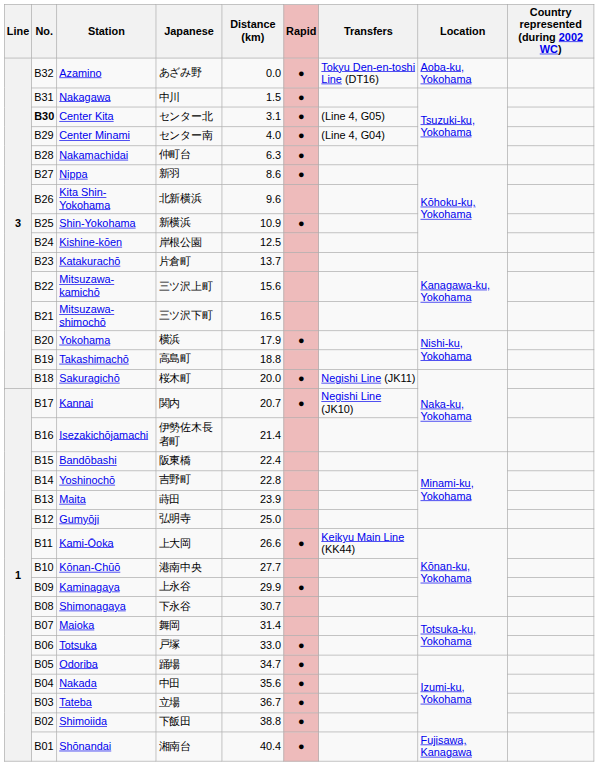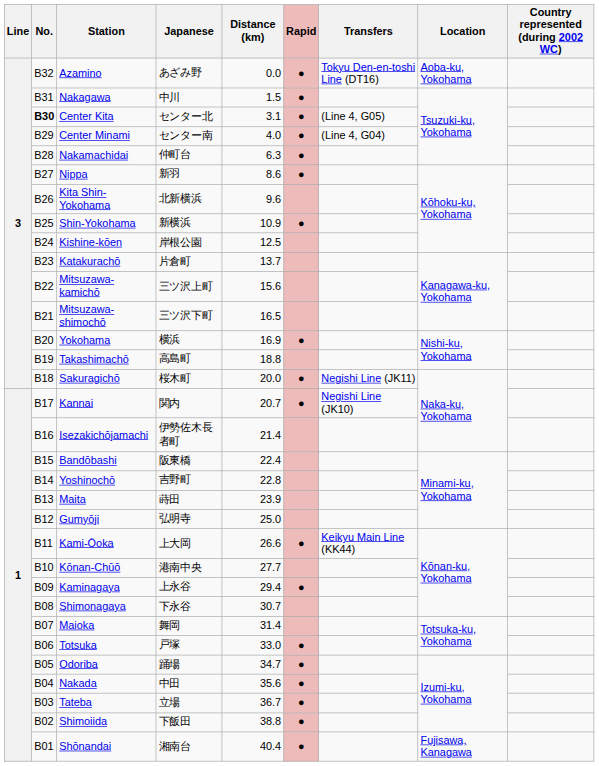(270, 340) 17.9 -> (270, 340) 16.9
(270, 587) 29.9 -> (270, 587) 29.4
